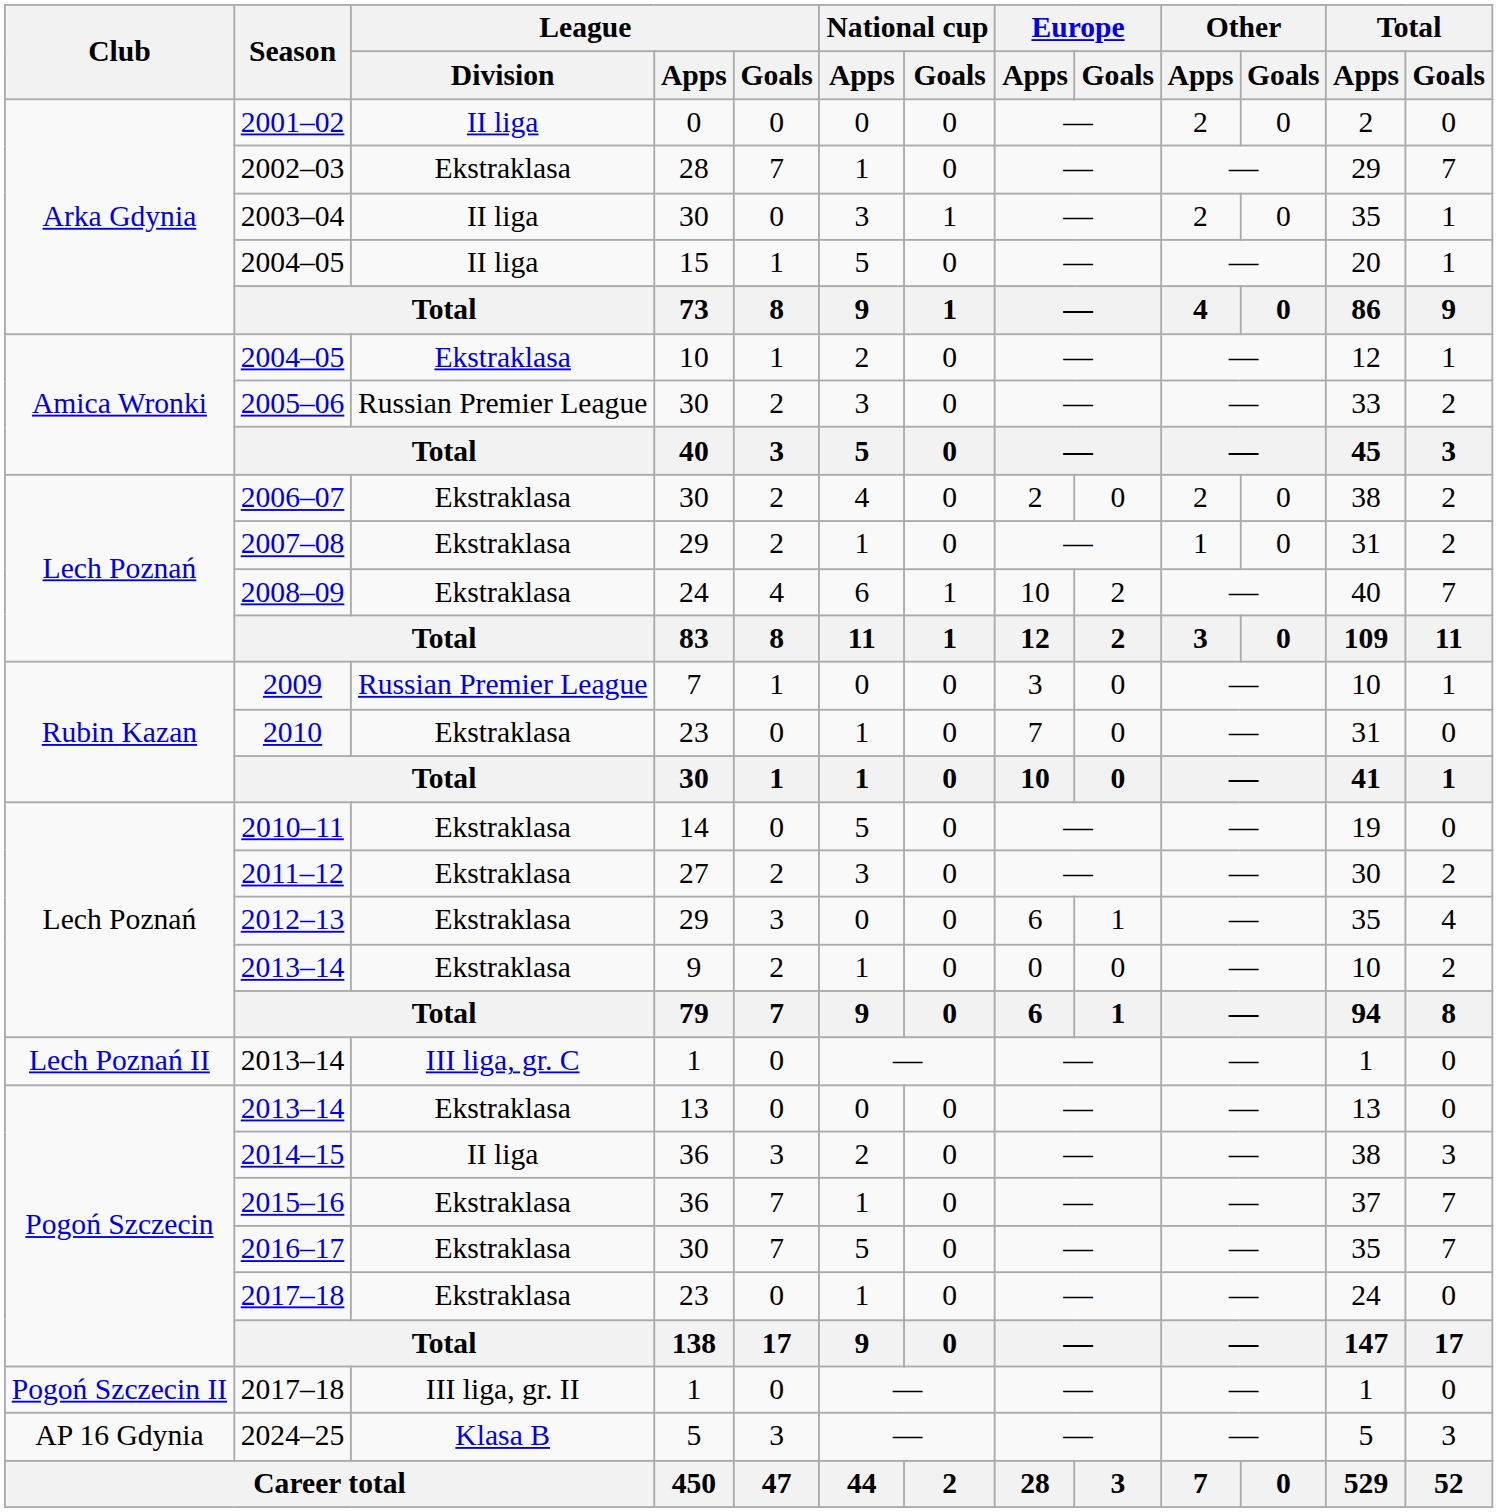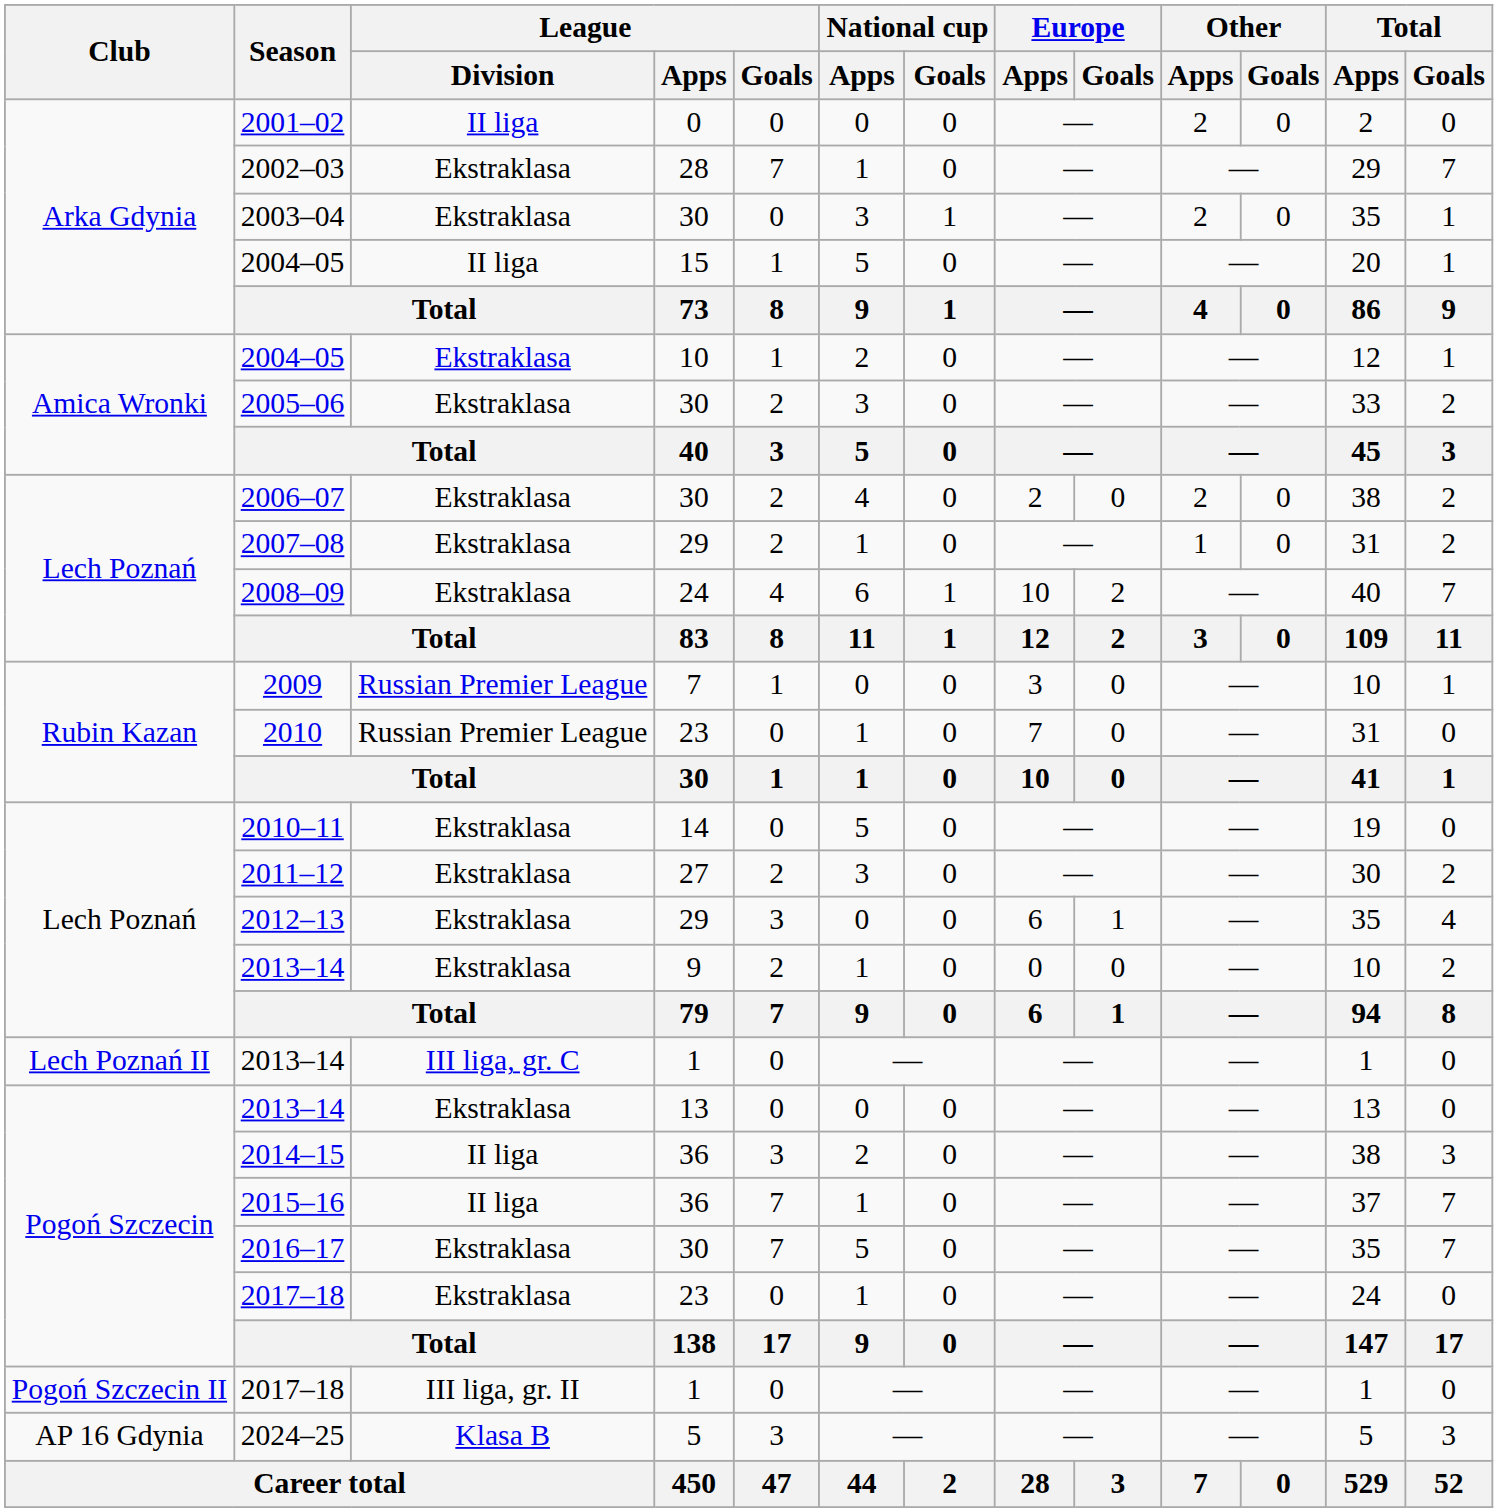(503, 215) II liga -> (503, 215) Ekstraklasa
(503, 403) Russian Premier League -> (503, 403) Ekstraklasa
(503, 732) Ekstraklasa -> (503, 732) Russian Premier League
(503, 1201) Ekstraklasa -> (503, 1201) II liga
